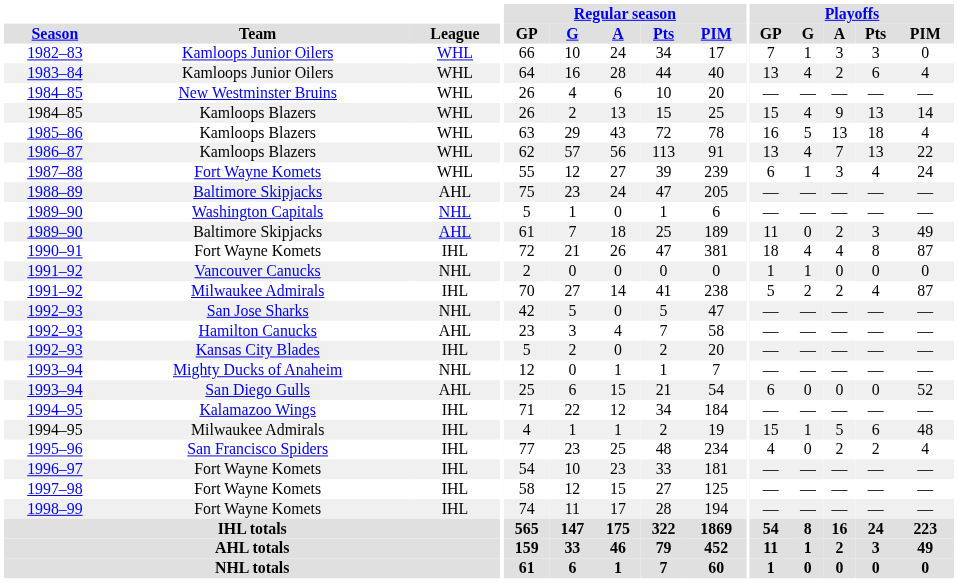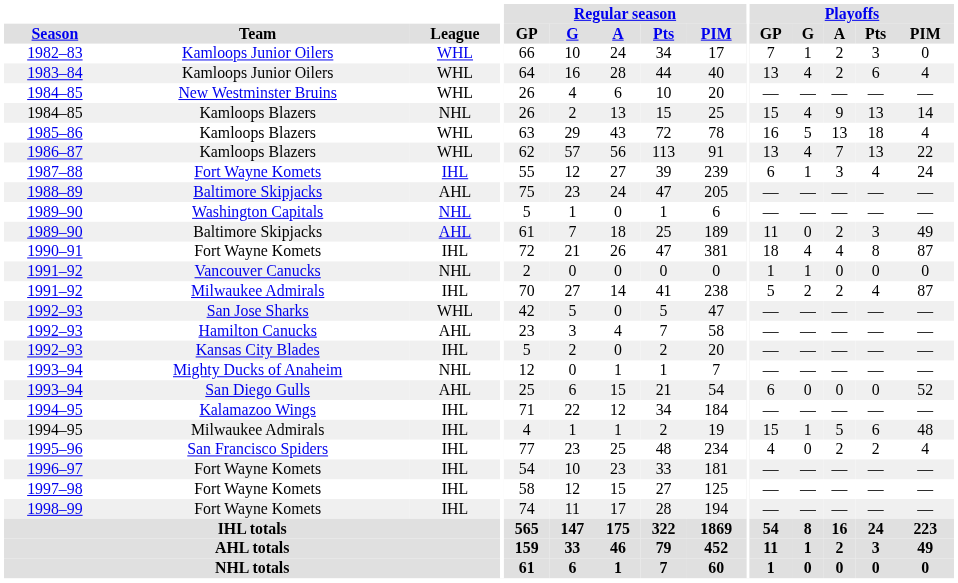(839, 53) 3 -> (839, 53) 2
(455, 112) WHL -> (455, 112) NHL
(455, 172) WHL -> (455, 172) IHL
(455, 310) NHL -> (455, 310) WHL
